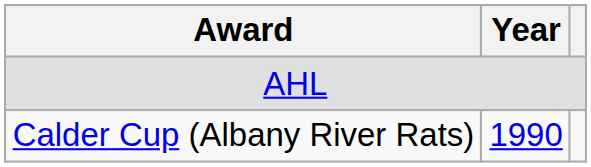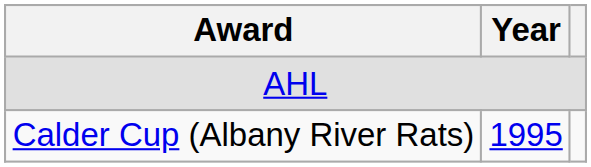(526, 135) 1990 -> (526, 135) 1995
